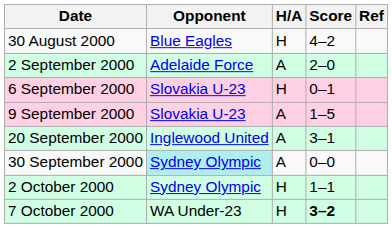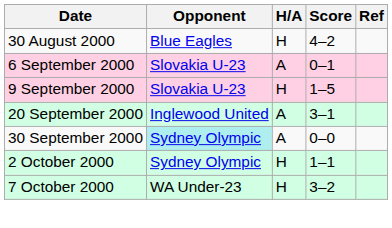- row: (71, 65)
(281, 89) H -> (281, 65) A
(281, 114) A -> (281, 89) H
(322, 211) bold -> (322, 187) normal
